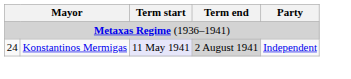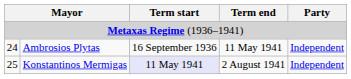+ row: (61, 47)
(12, 47) 24 -> (12, 64) 25
(226, 47) lightgrey background -> (253, 64) no background
